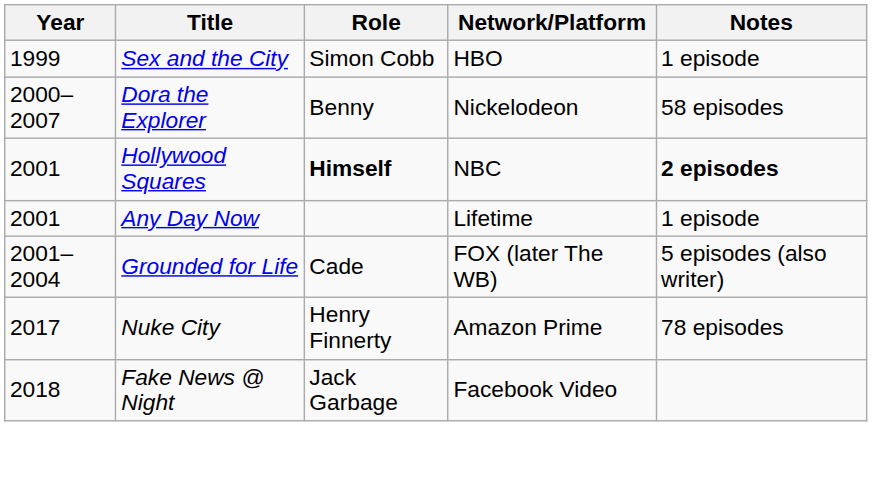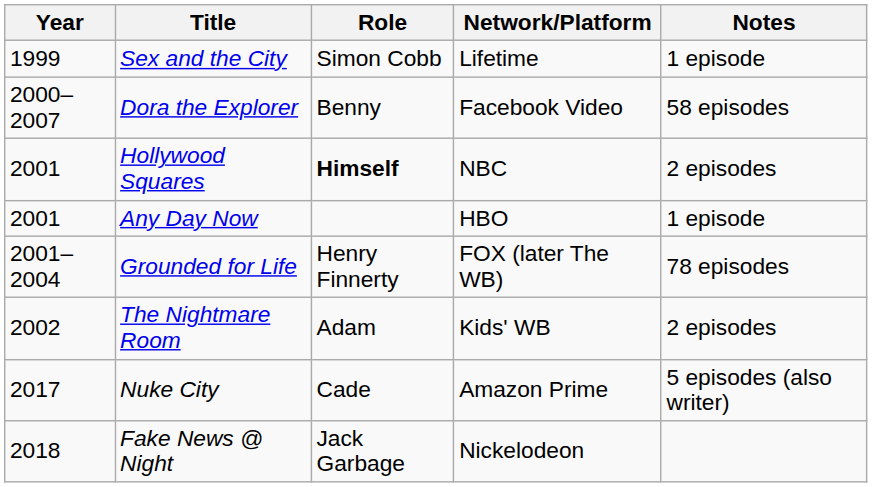(478, 58) HBO -> (499, 58) Lifetime
(516, 107) Nickelodeon -> (541, 107) Facebook Video
(720, 168) bold -> (721, 168) normal
(493, 217) Lifetime -> (484, 217) HBO
(337, 266) Cade -> (358, 266) Henry Finnerty
(744, 266) 5 episodes (also writer) -> (728, 266) 78 episodes
+ row: (195, 328)
(350, 328) Henry Finnerty -> (344, 389) Cade
(722, 328) 78 episodes -> (749, 389) 5 episodes (also writer)
(535, 389) Facebook Video -> (522, 451) Nickelodeon
